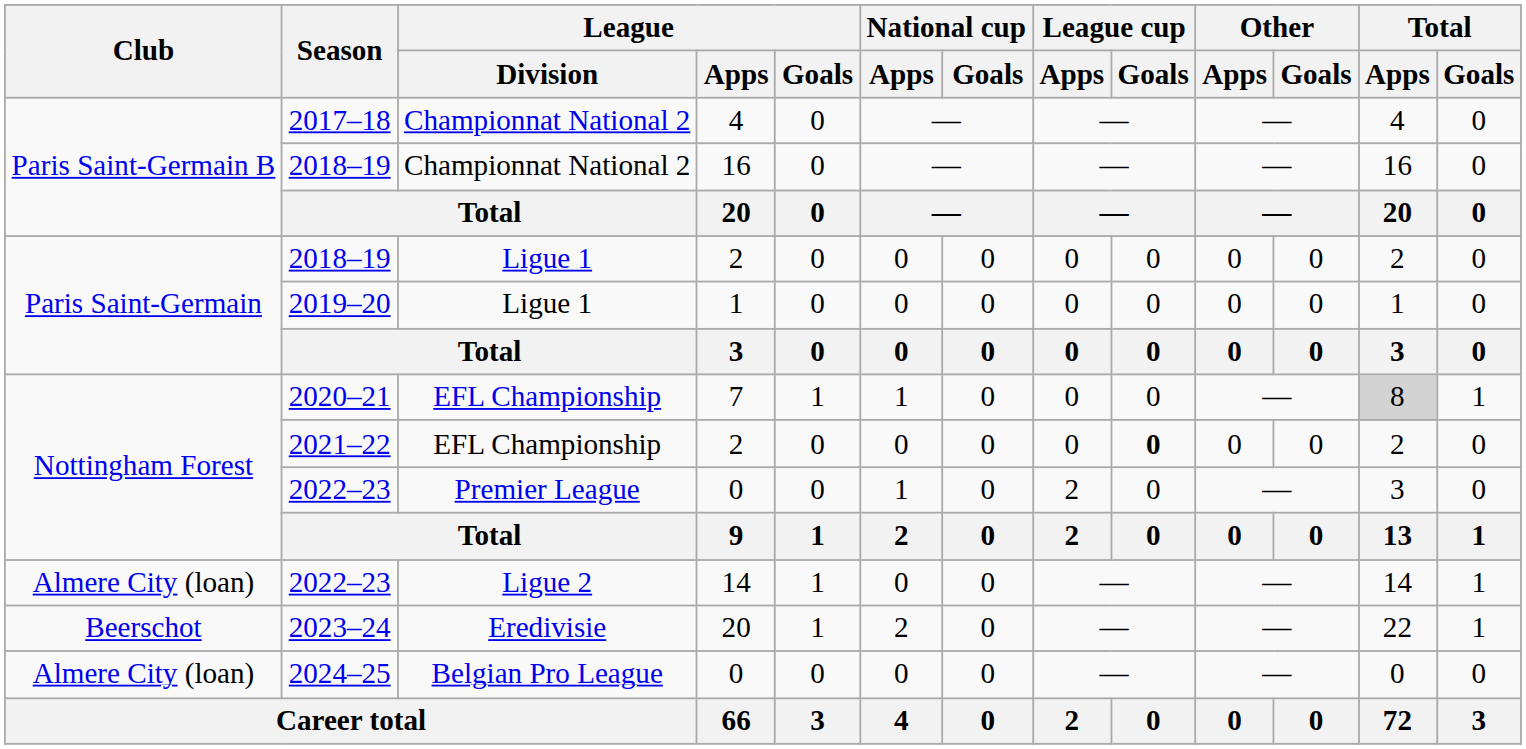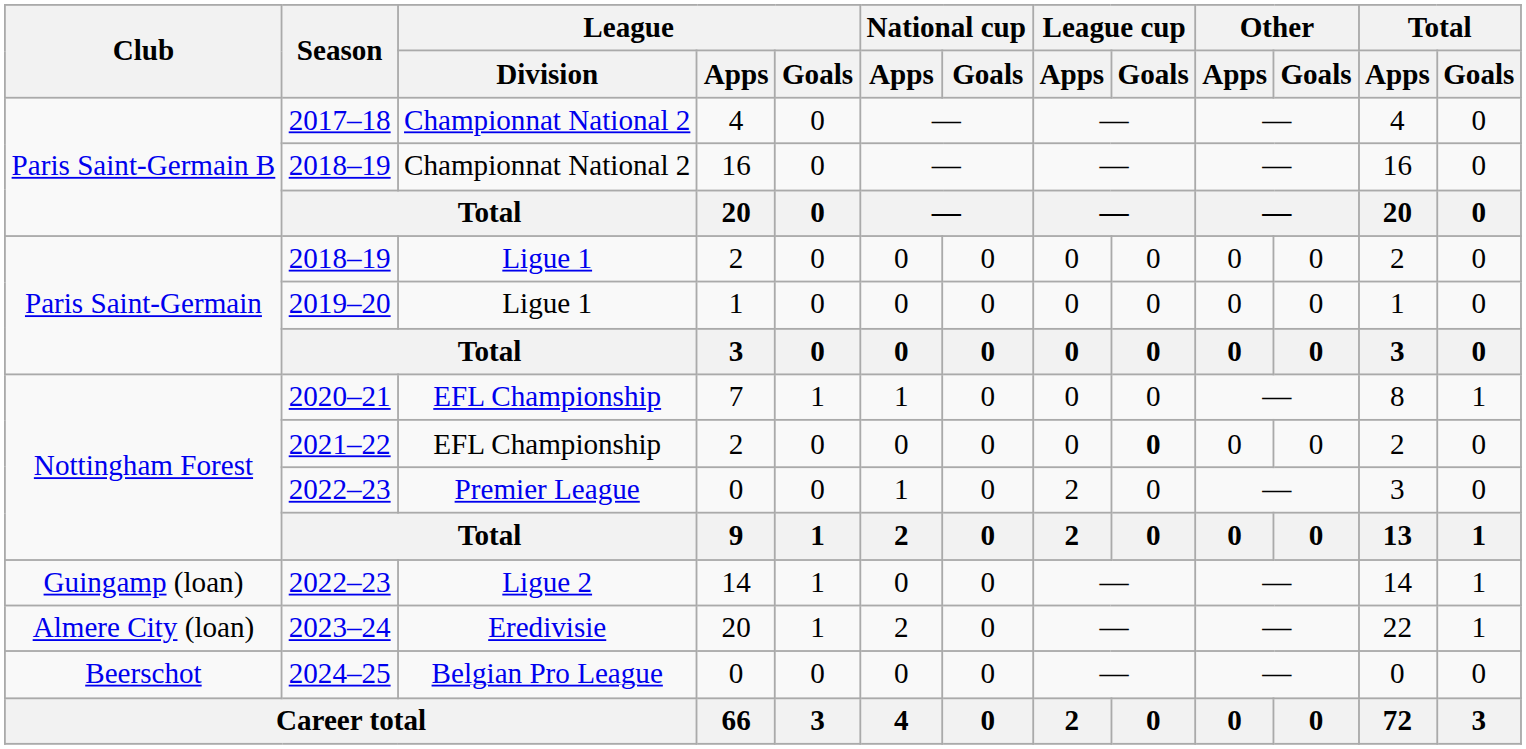(1397, 397) lightgrey background -> (1397, 397) no background
(143, 581) Almere City (loan) -> (143, 581) Guingamp (loan)
(143, 627) Beerschot -> (143, 627) Almere City (loan)
(143, 674) Almere City (loan) -> (143, 674) Beerschot
